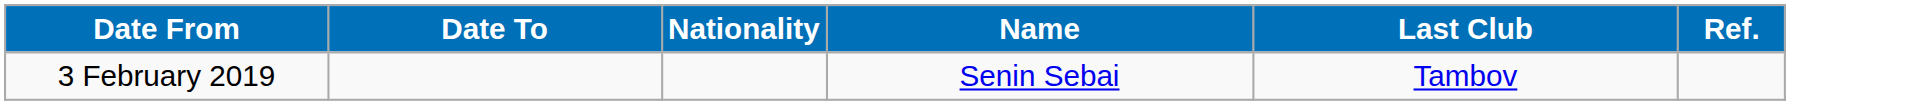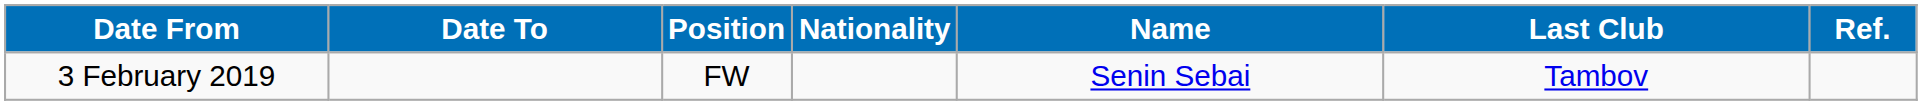+ column: (727, 29)
